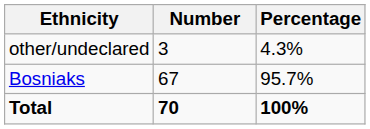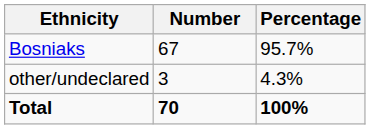rows swapped: (47, 78) <-> (79, 49)
